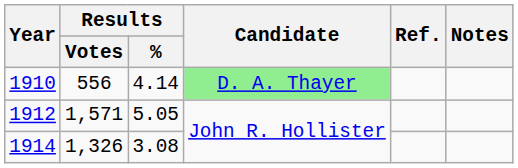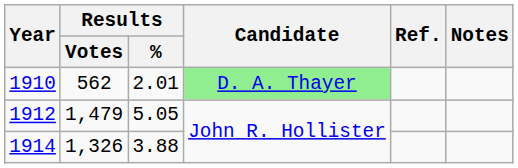(94, 84) 556 -> (94, 84) 562
(156, 84) 4.14 -> (156, 84) 2.01
(94, 115) 1,571 -> (94, 115) 1,479
(156, 147) 3.08 -> (156, 147) 3.88
